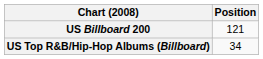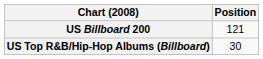(235, 46) 34 -> (235, 46) 30
